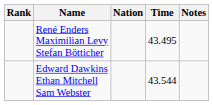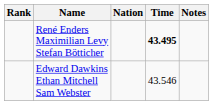(162, 40) normal -> (162, 40) bold
(162, 80) 43.544 -> (162, 80) 43.546
